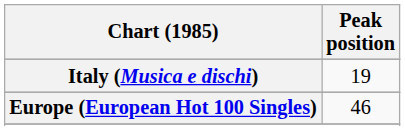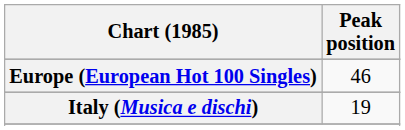rows swapped: (163, 107) <-> (163, 75)
